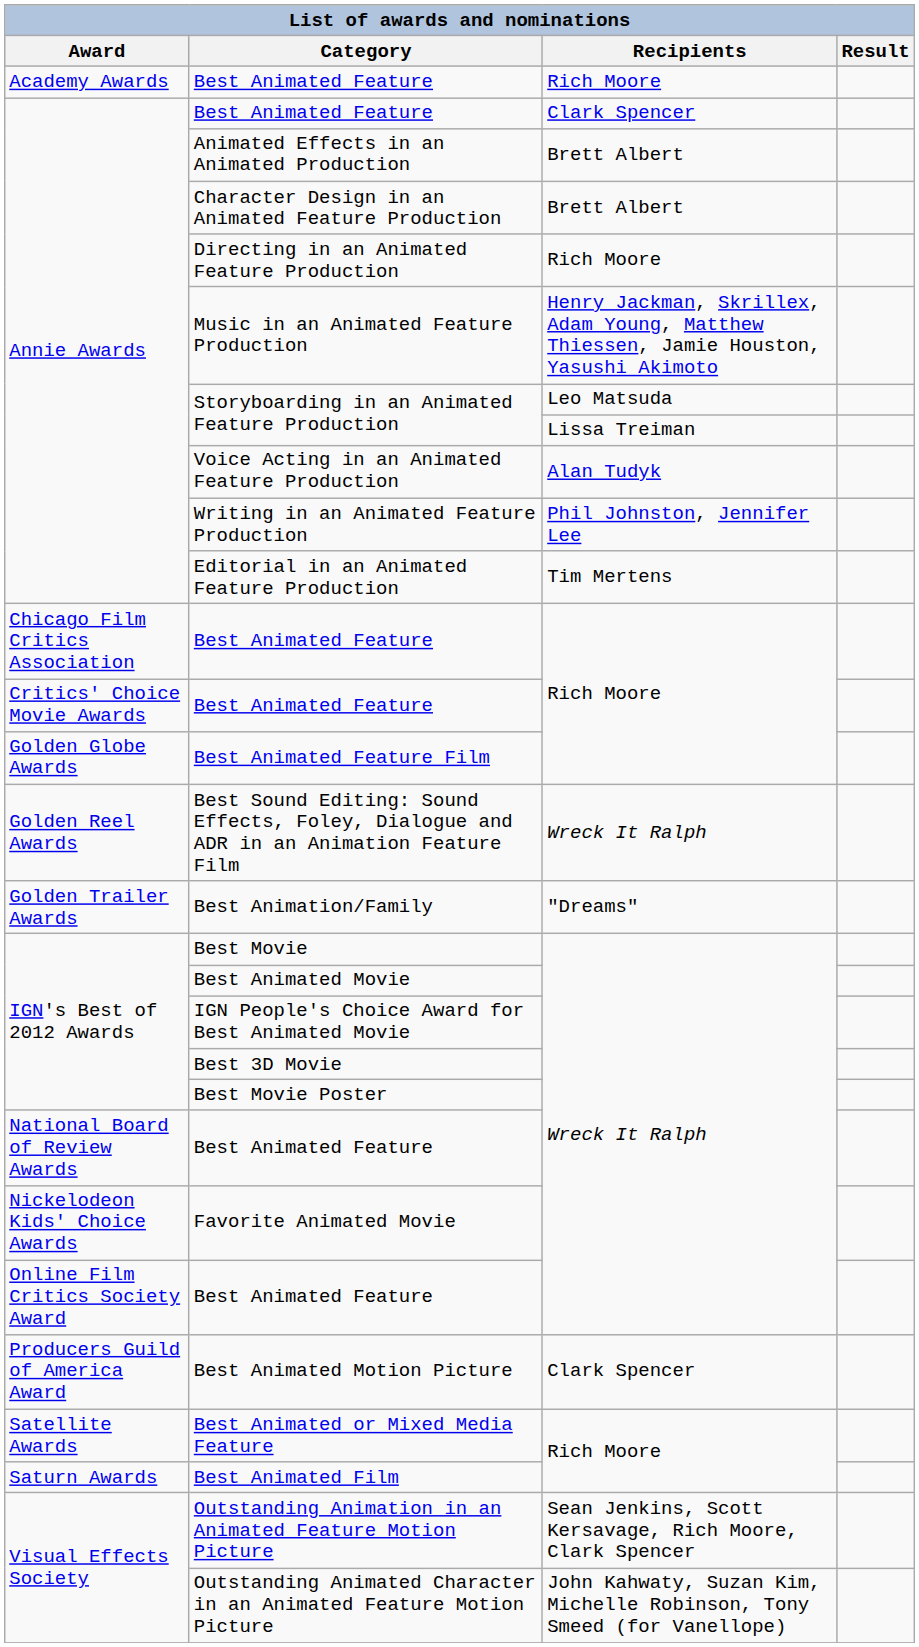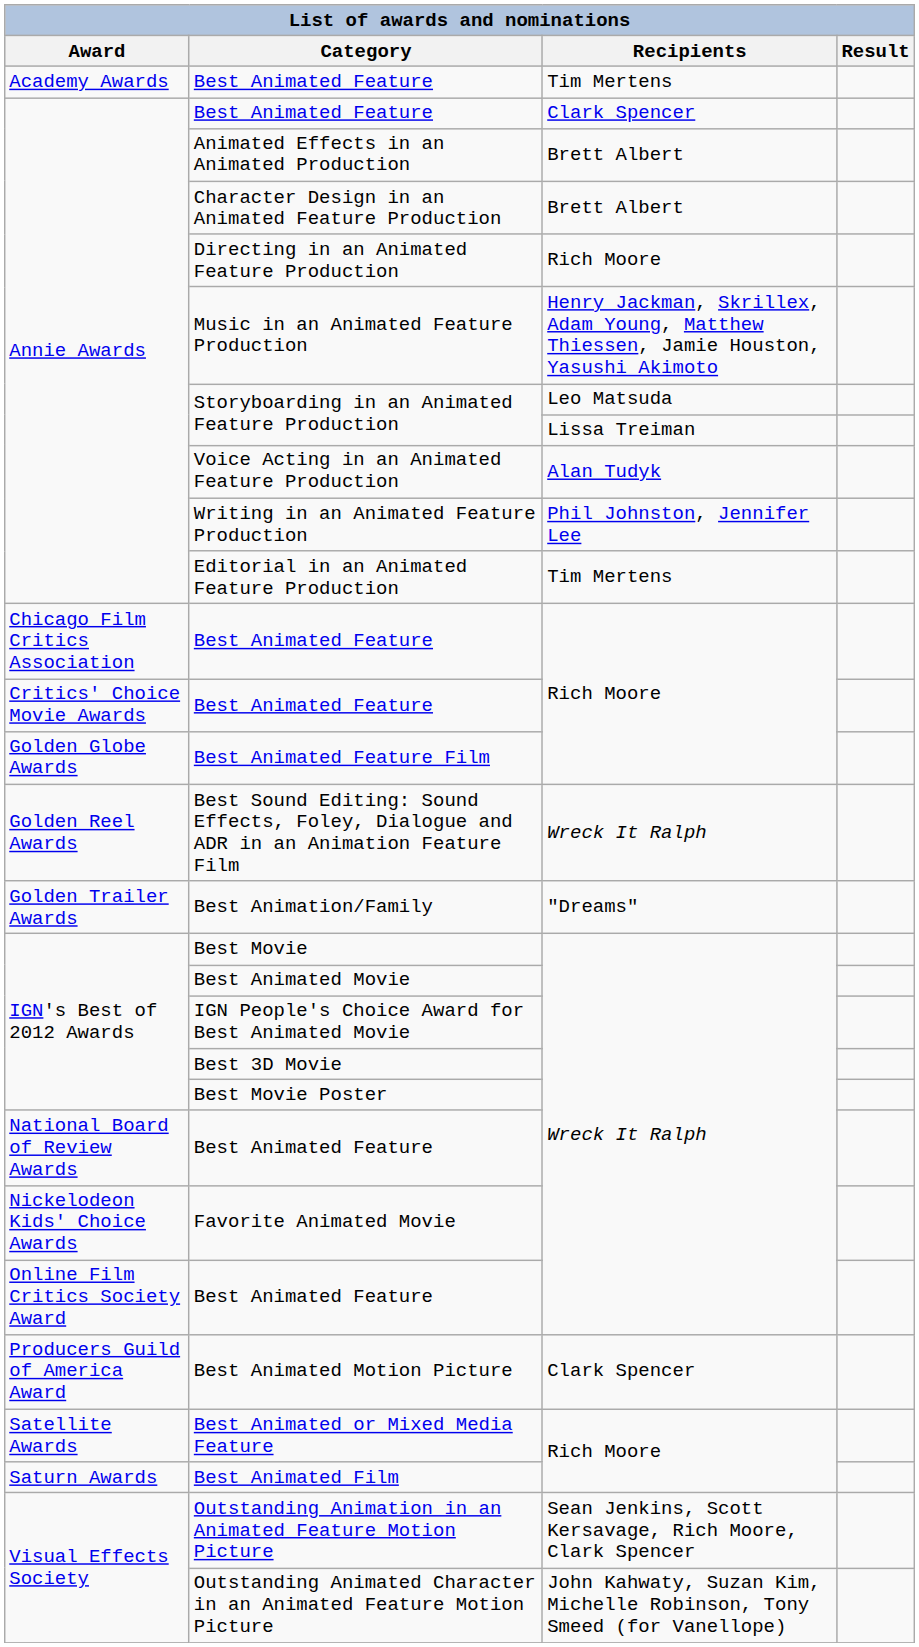(604, 82) Rich Moore -> (610, 82) Tim Mertens
